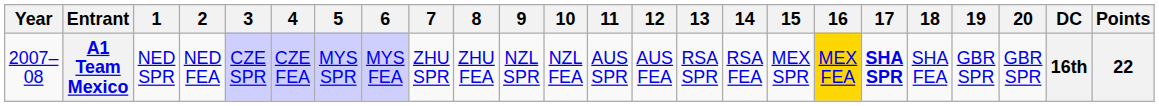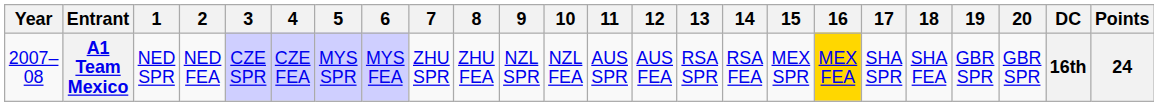(884, 67) bold -> (884, 67) normal
(1123, 67) 22 -> (1122, 67) 24
